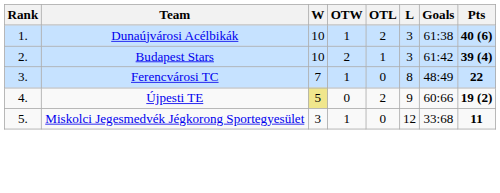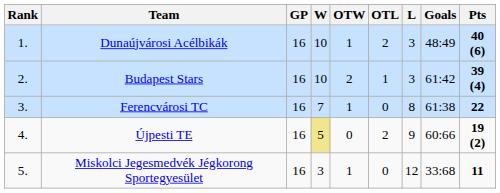+ column: (299, 14)
(438, 35) 61:38 -> (440, 43) 48:49
(438, 77) 48:49 -> (440, 106) 61:38
